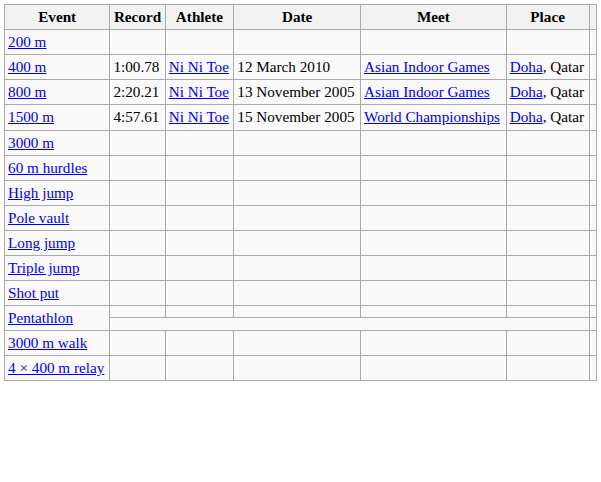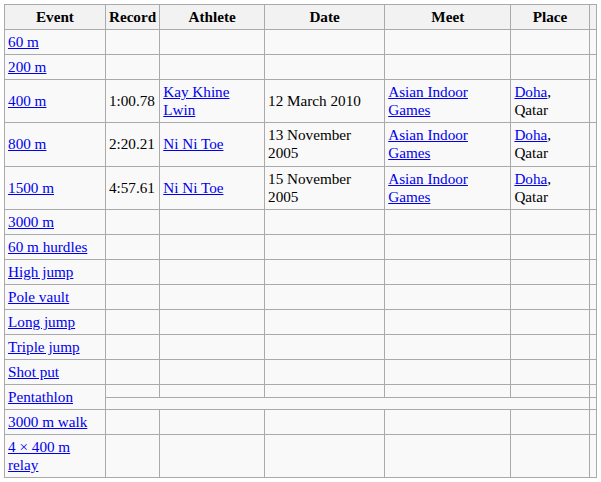+ row: (23, 42)
(199, 67) Ni Ni Toe -> (196, 101) Kay Khine Lwin
(432, 117) World Championships -> (428, 187) Asian Indoor Games
